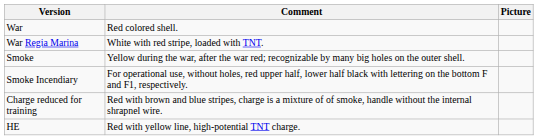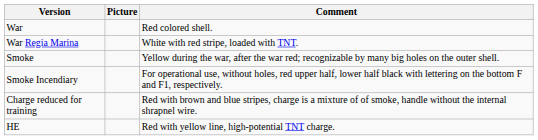columns swapped: (516, 12) <-> (302, 12)
